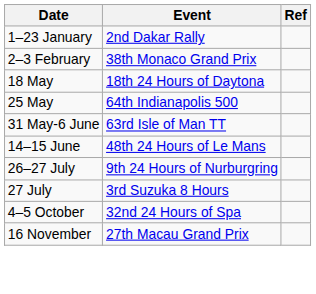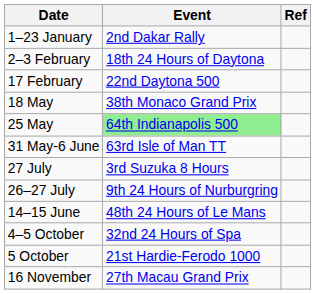(181, 59) 38th Monaco Grand Prix -> (185, 59) 18th 24 Hours of Daytona
+ row: (45, 81)
(185, 81) 18th 24 Hours of Daytona -> (181, 103) 38th Monaco Grand Prix
(172, 103) no background -> (172, 124) lightgreen background
rows swapped: (44, 146) <-> (30, 190)
+ row: (38, 256)
